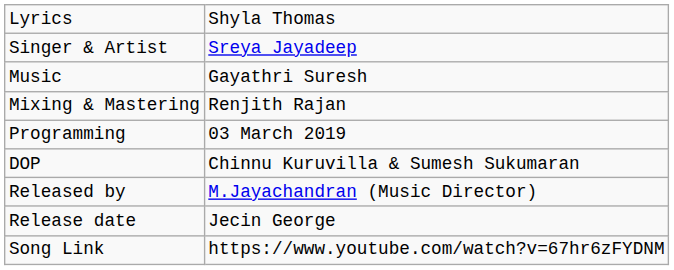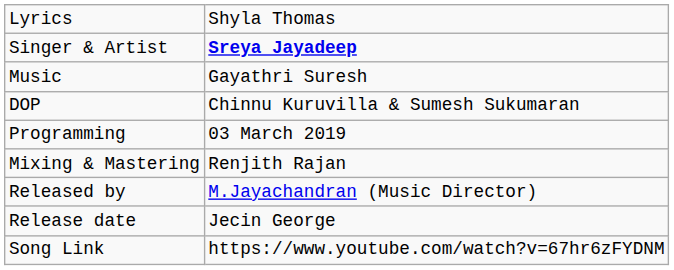(283, 48) normal -> (283, 48) bold
rows swapped: (25, 163) <-> (104, 106)
